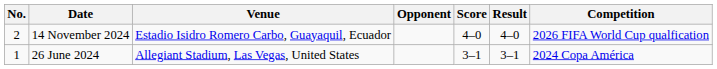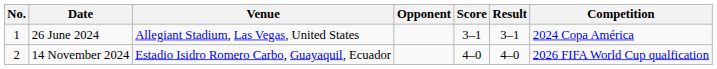rows swapped: (65, 54) <-> (81, 34)
